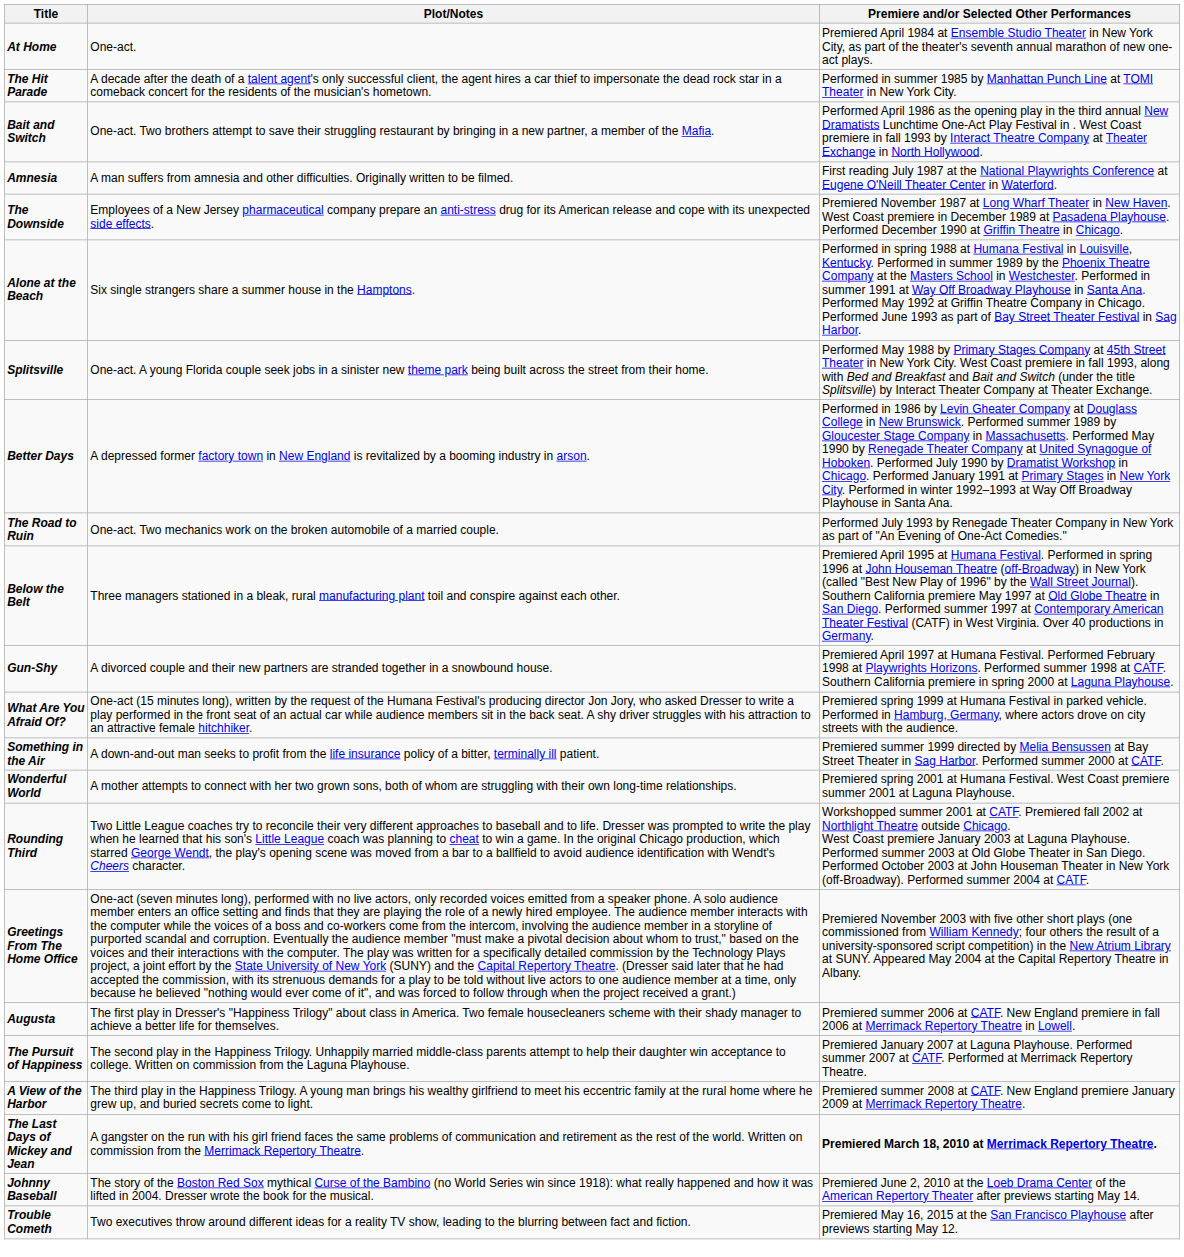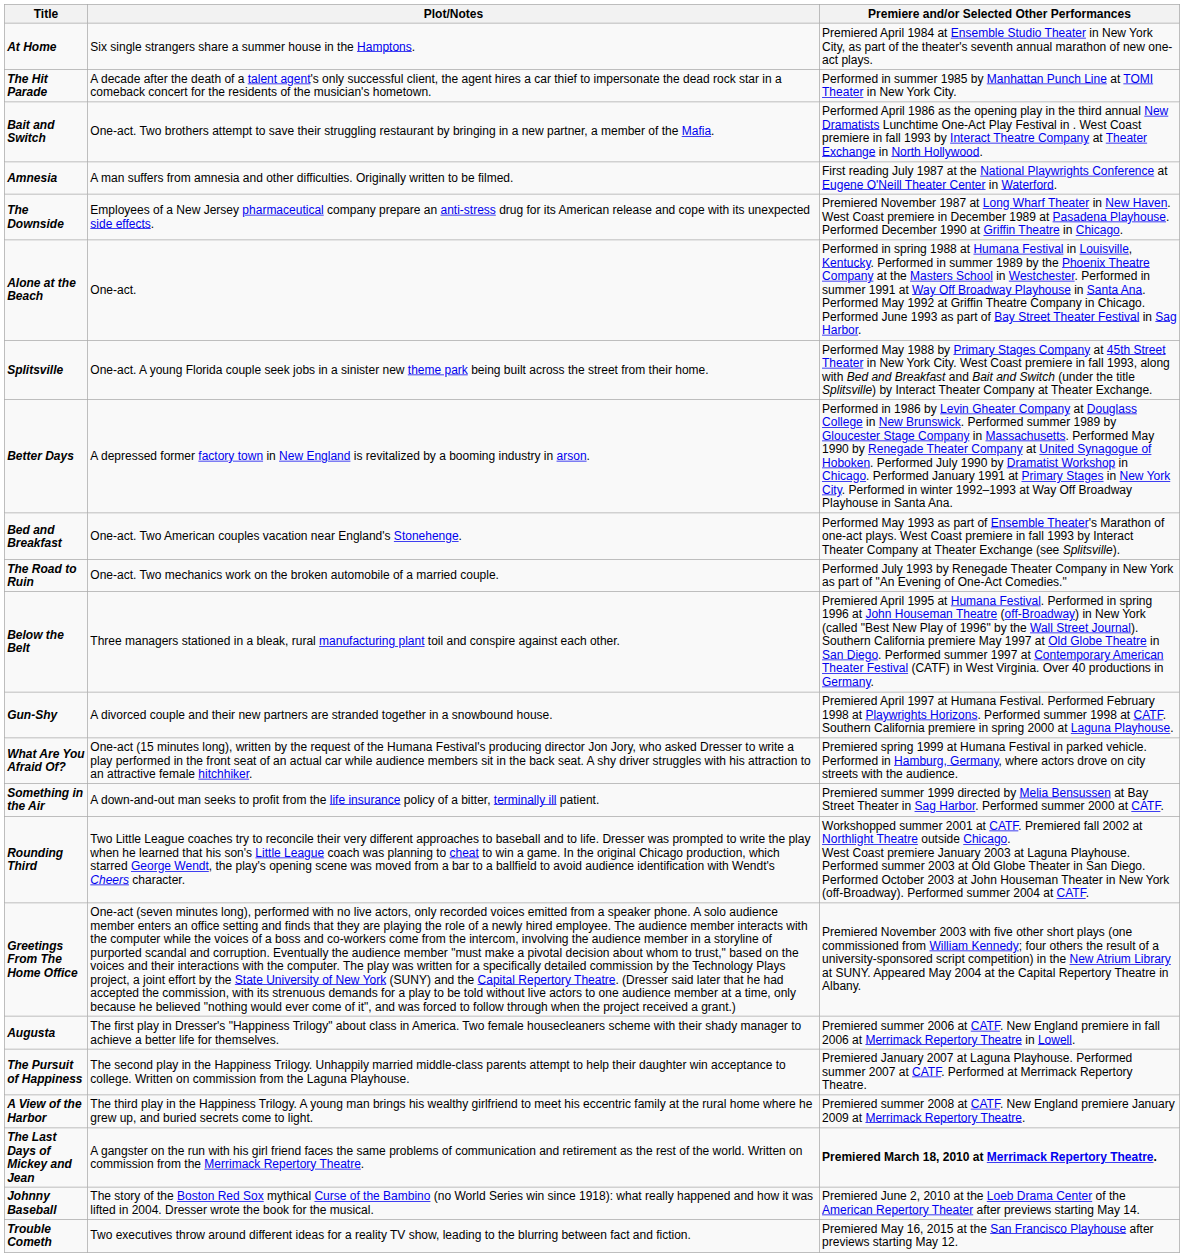(113, 46) One-act. -> (253, 46) Six single strangers share a summer house in the Hamptons.
(253, 290) Six single strangers share a summer house in the Hamptons. -> (113, 290) One-act.
+ row: (34, 536)
- row: (37, 786)
